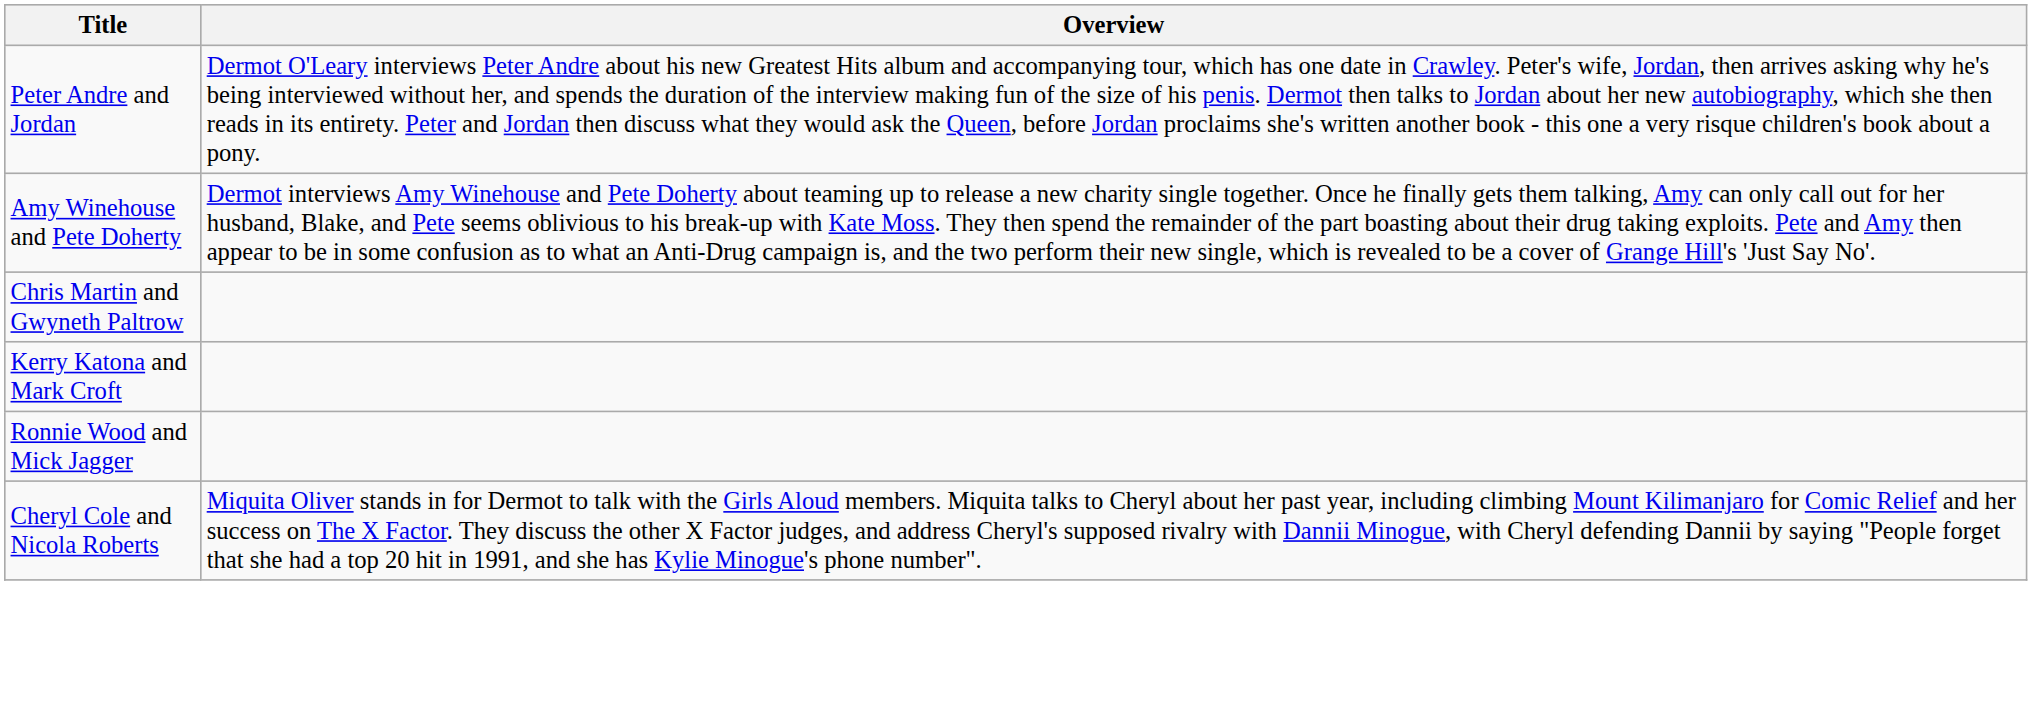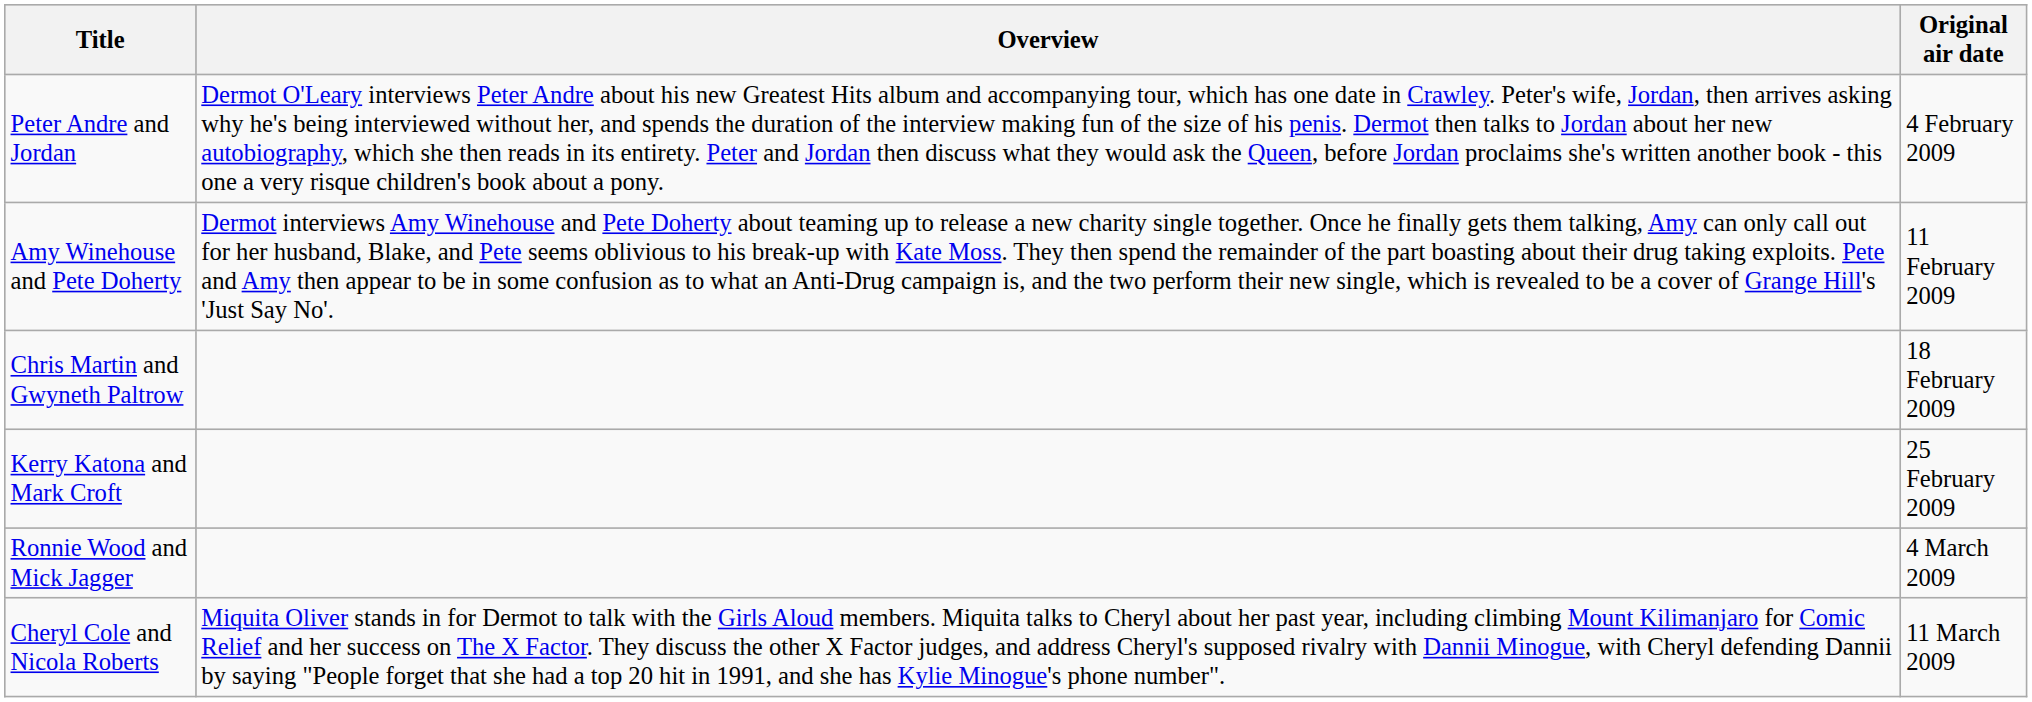+ column: (1963, 39)
